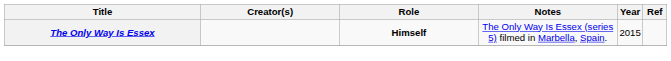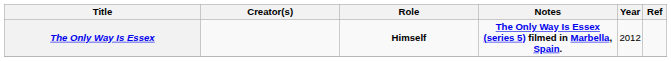(548, 32) normal -> (548, 38) bold
(630, 32) 2015 -> (630, 38) 2012
